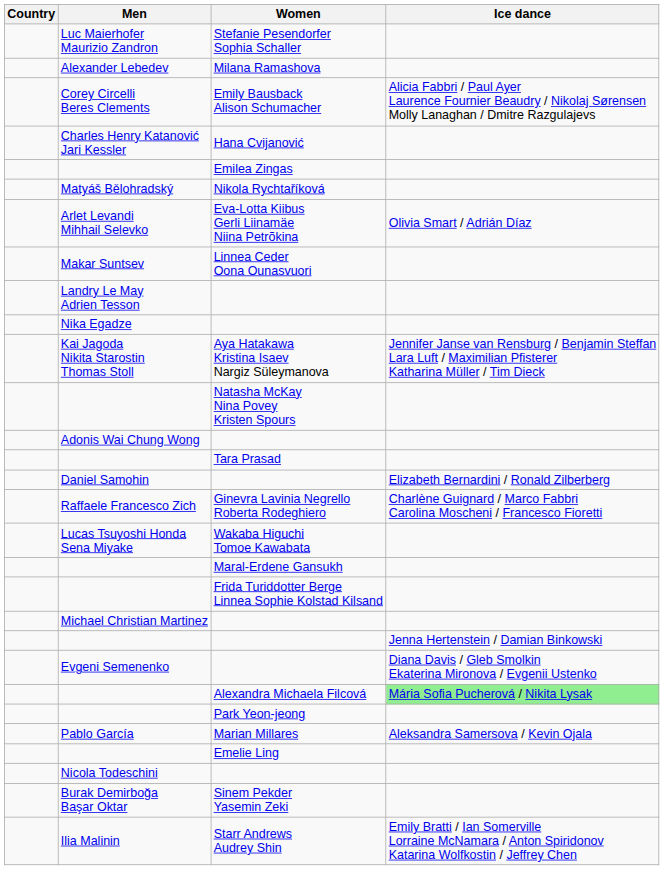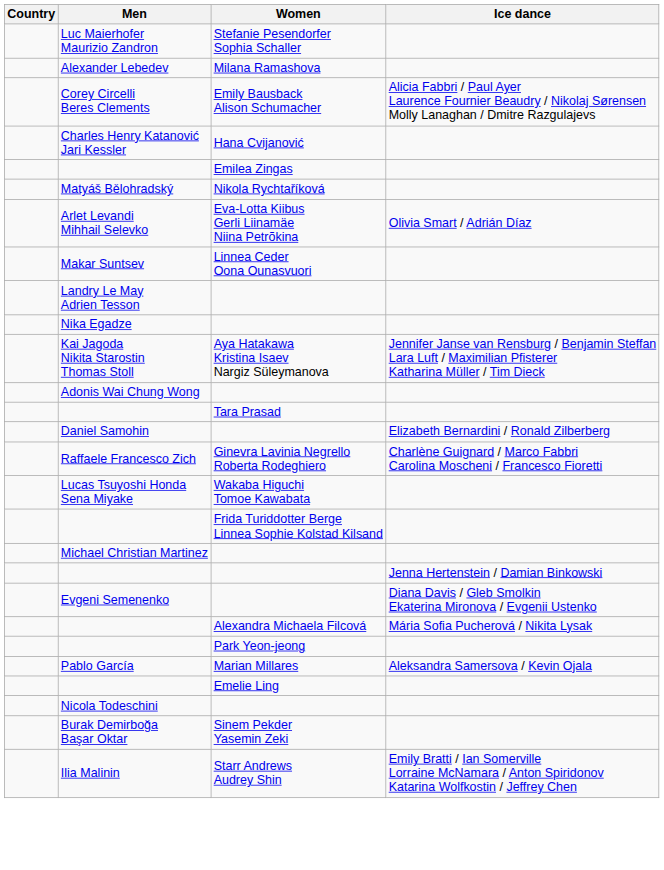- row: (134, 406)
- row: (134, 567)
(490, 694) lightgreen background -> (490, 626) no background
